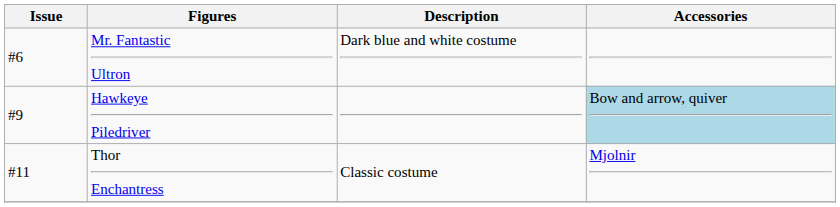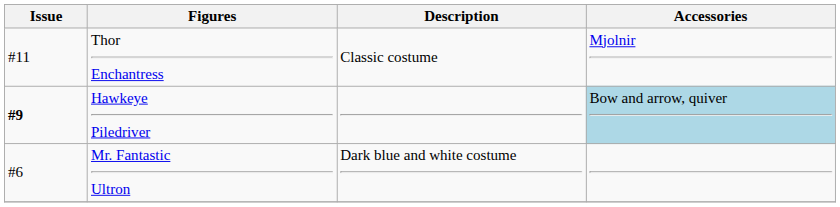rows swapped: (212, 57) <-> (212, 172)
(15, 114) normal -> (15, 114) bold
